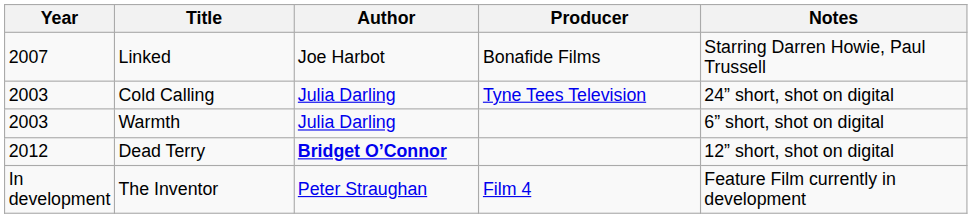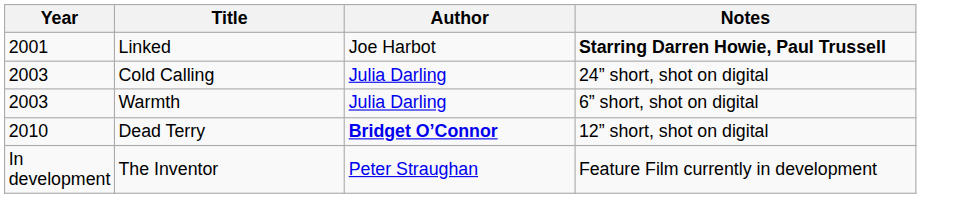- column: (590, 18)
(28, 56) 2007 -> (28, 46) 2001
(815, 56) normal -> (732, 46) bold
(28, 151) 2012 -> (28, 131) 2010
